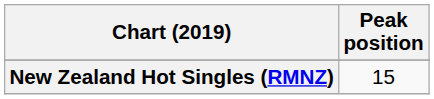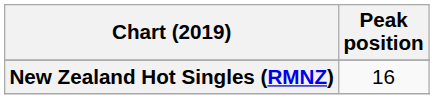(384, 76) 15 -> (384, 76) 16
